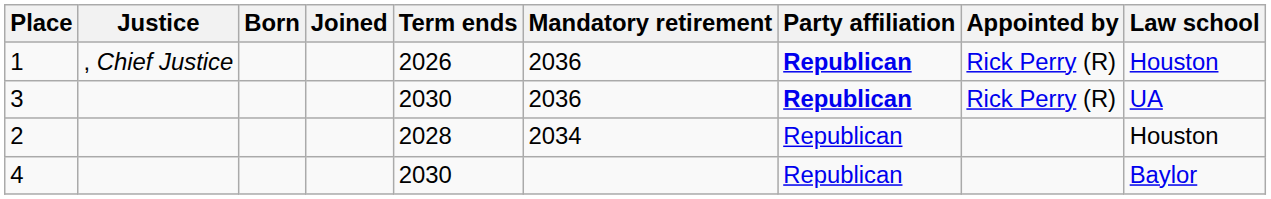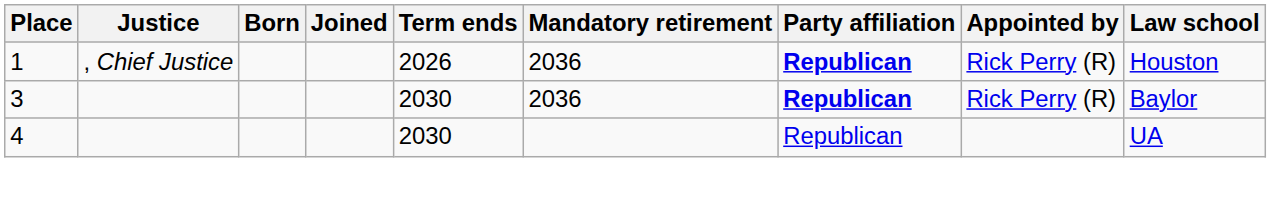(1146, 99) UA -> (1163, 99) Baylor
- row: (17, 136)
(1163, 174) Baylor -> (1146, 136) UA
